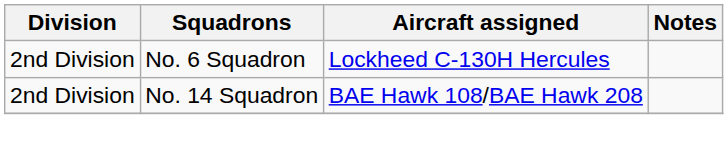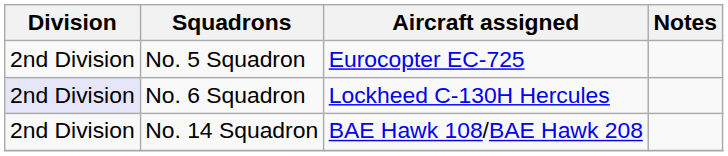+ row: (225, 58)
(72, 58) no background -> (72, 95) lavender background
